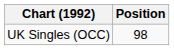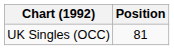(141, 34) 98 -> (141, 34) 81
